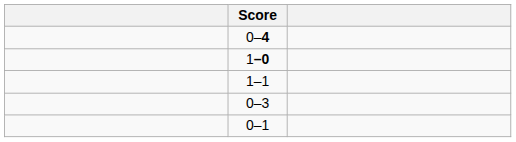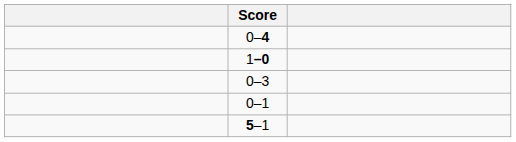- row: (258, 81)
+ row: (258, 125)
